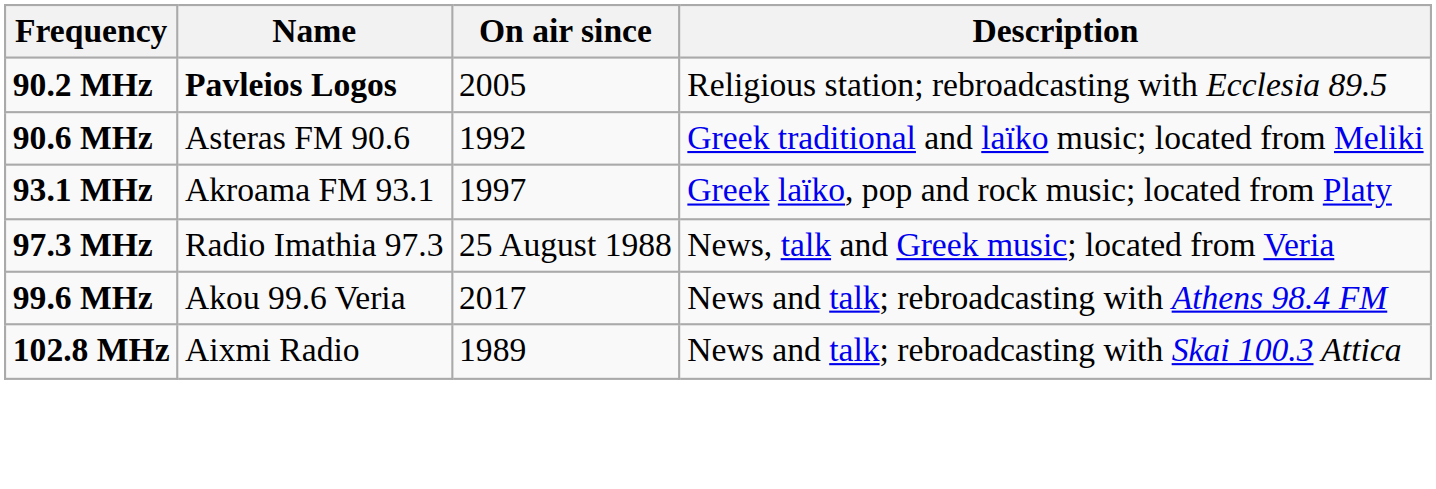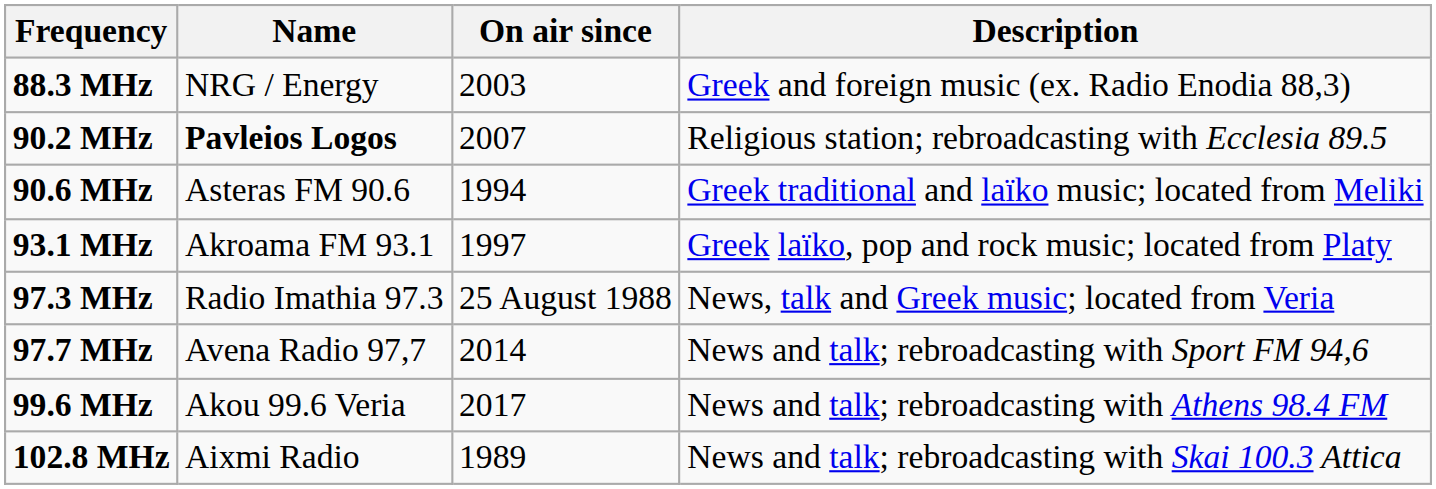+ row: (83, 84)
(493, 84) 2005 -> (493, 137) 2007
(493, 137) 1992 -> (493, 191) 1994
+ row: (83, 350)
